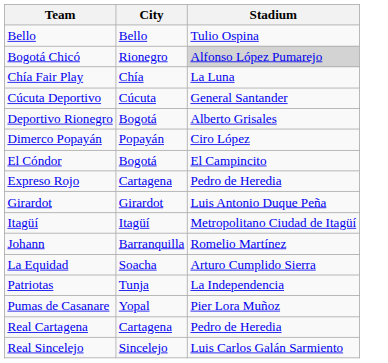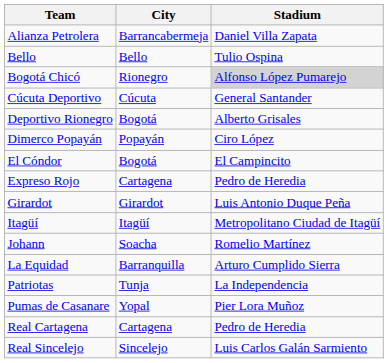+ row: (53, 35)
- row: (45, 77)
(152, 243) Barranquilla -> (138, 243) Soacha
(138, 264) Soacha -> (152, 264) Barranquilla
